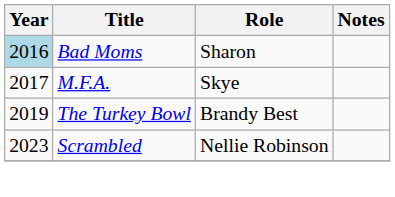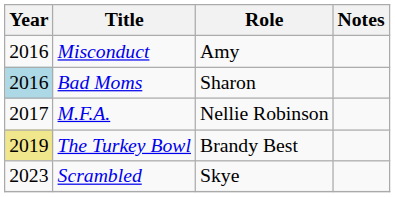+ row: (103, 51)
(220, 82) Skye -> (264, 113) Nellie Robinson
(29, 113) no background -> (29, 144) khaki background
(264, 144) Nellie Robinson -> (220, 176) Skye
